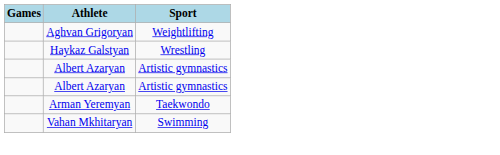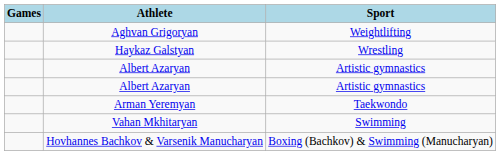+ row: (155, 141)
